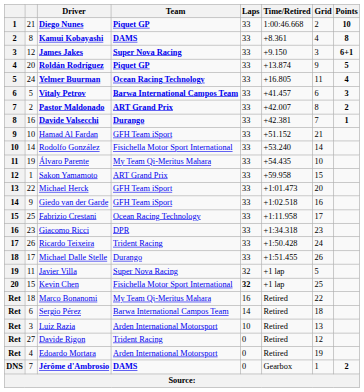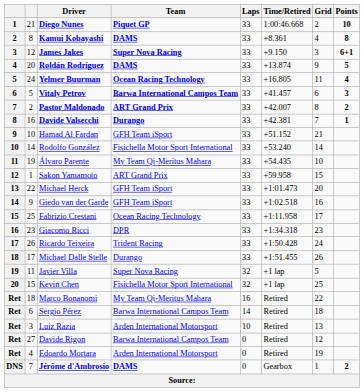(131, 65) Piquet GP -> (125, 65) DAMS
(246, 284) bold -> (246, 284) normal
(138, 339) Trident Racing -> (171, 339) Barwa International Campos Team
